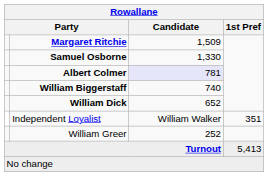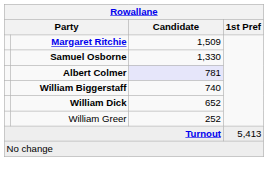- row: (56, 118)
